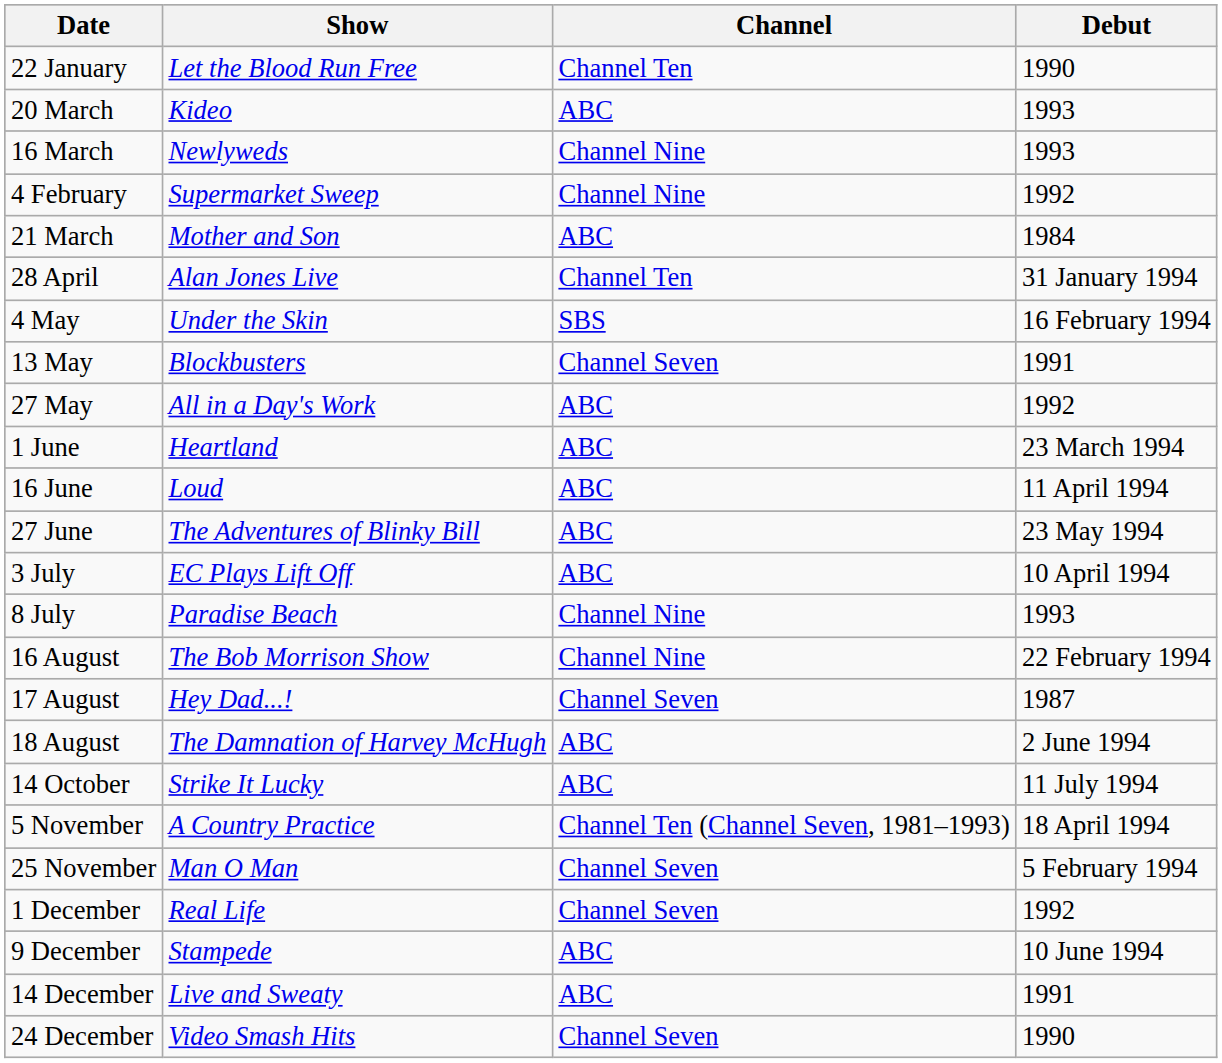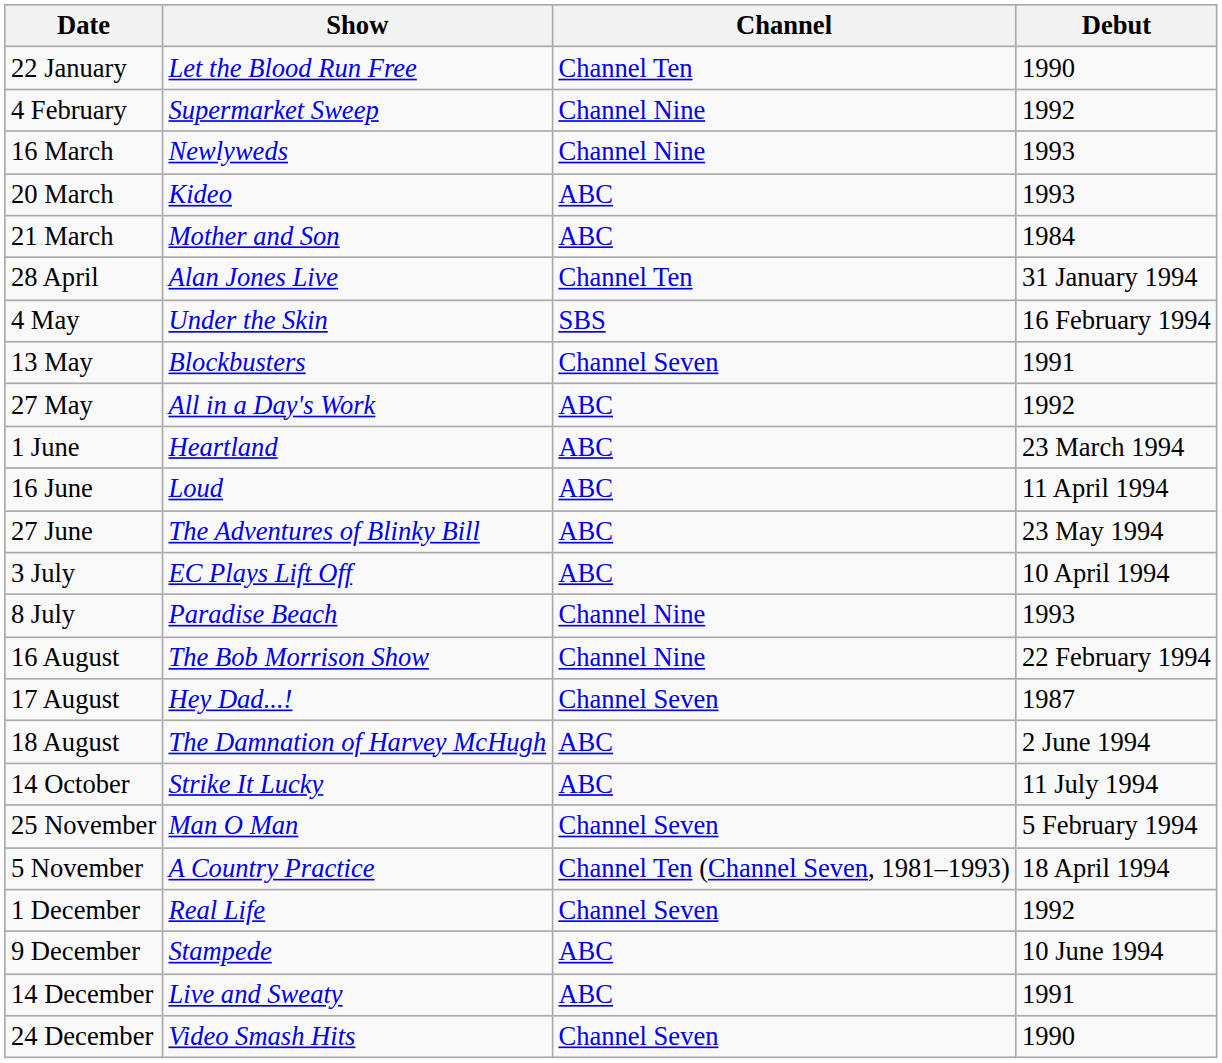rows swapped: (69, 194) <-> (62, 109)
rows swapped: (77, 825) <-> (84, 868)
